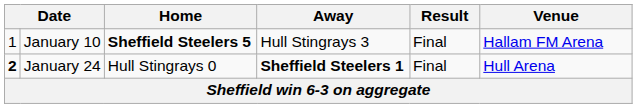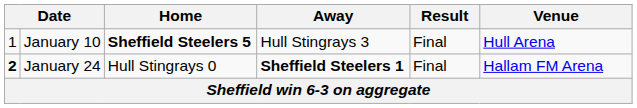(543, 41) Hallam FM Arena -> (519, 41) Hull Arena
(519, 66) Hull Arena -> (543, 66) Hallam FM Arena
